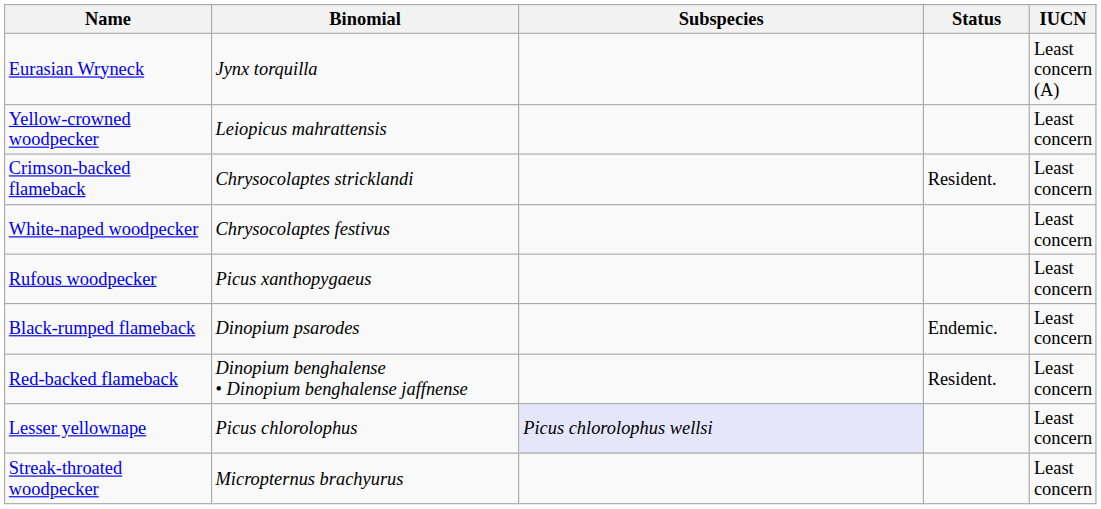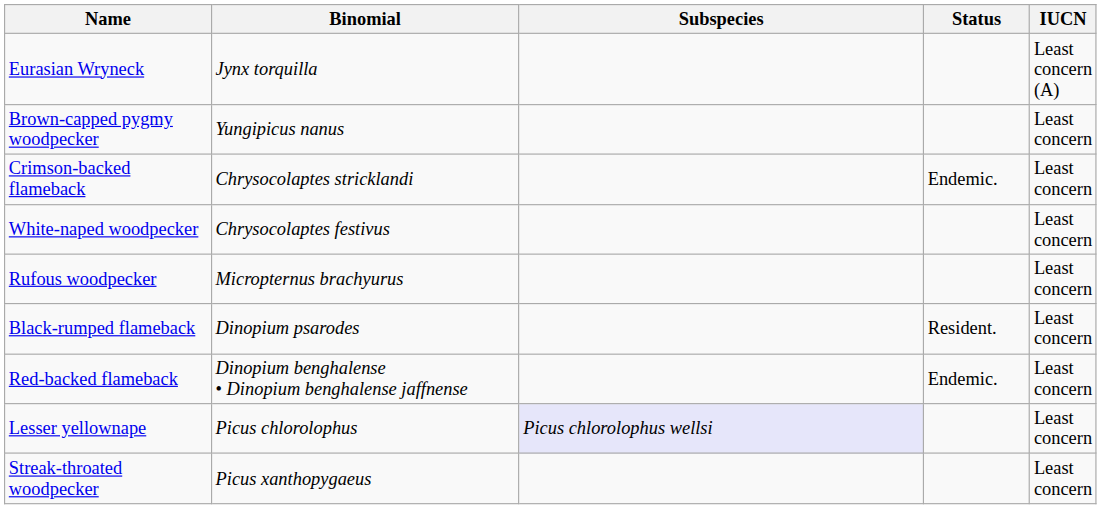+ row: (91, 129)
- row: (70, 129)
(962, 179) Resident. -> (963, 179) Endemic.
(293, 278) Picus xanthopygaeus -> (309, 278) Micropternus brachyurus
(963, 328) Endemic. -> (962, 328) Resident.
(962, 378) Resident. -> (963, 378) Endemic.
(309, 478) Micropternus brachyurus -> (293, 478) Picus xanthopygaeus
